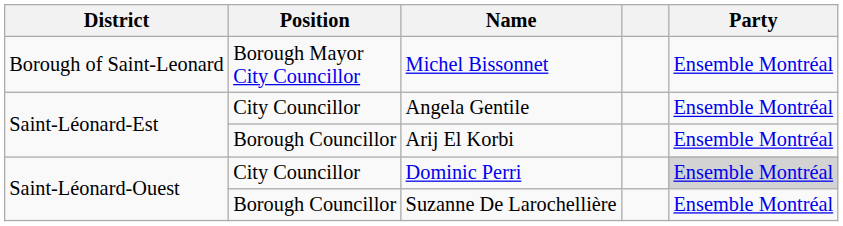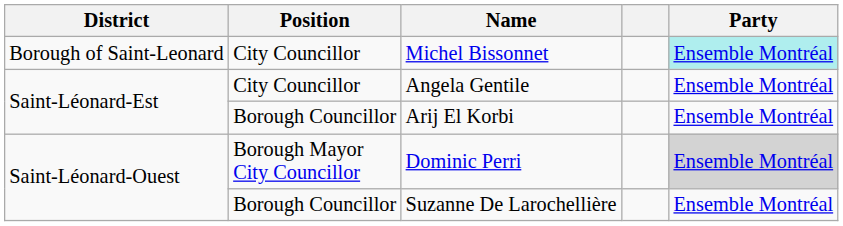(298, 64) Borough Mayor City Councillor -> (297, 52) City Councillor
(753, 64) no background -> (753, 52) paleturquoise background
(297, 172) City Councillor -> (298, 160) Borough Mayor City Councillor
